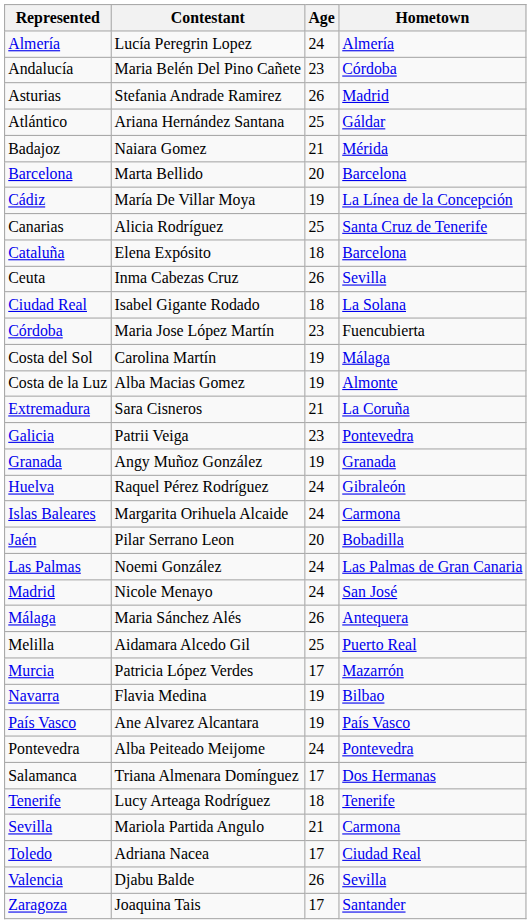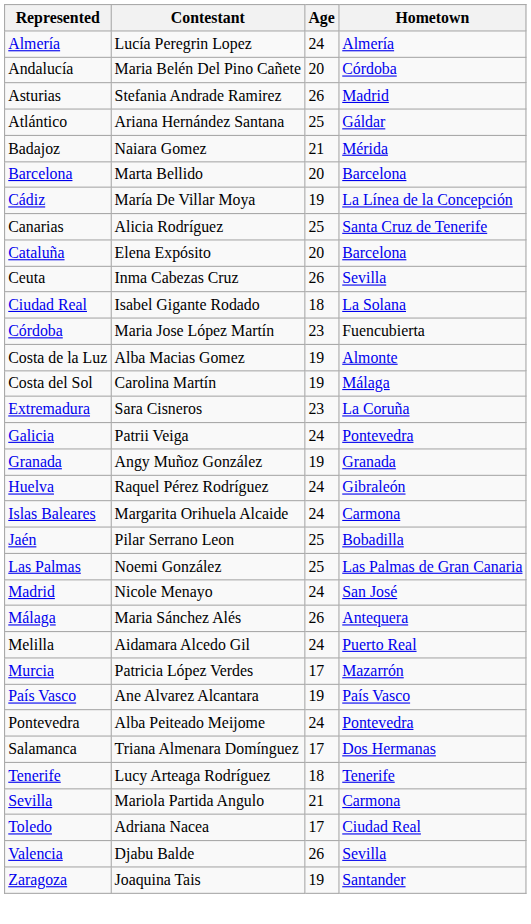(316, 70) 23 -> (316, 70) 20
(316, 253) 18 -> (316, 253) 20
rows swapped: (58, 383) <-> (50, 357)
(316, 409) 21 -> (316, 409) 23
(316, 435) 23 -> (316, 435) 24
(316, 540) 20 -> (316, 540) 25
(316, 566) 24 -> (316, 566) 25
(316, 644) 25 -> (316, 644) 24
- row: (34, 697)
(316, 906) 17 -> (316, 880) 19
